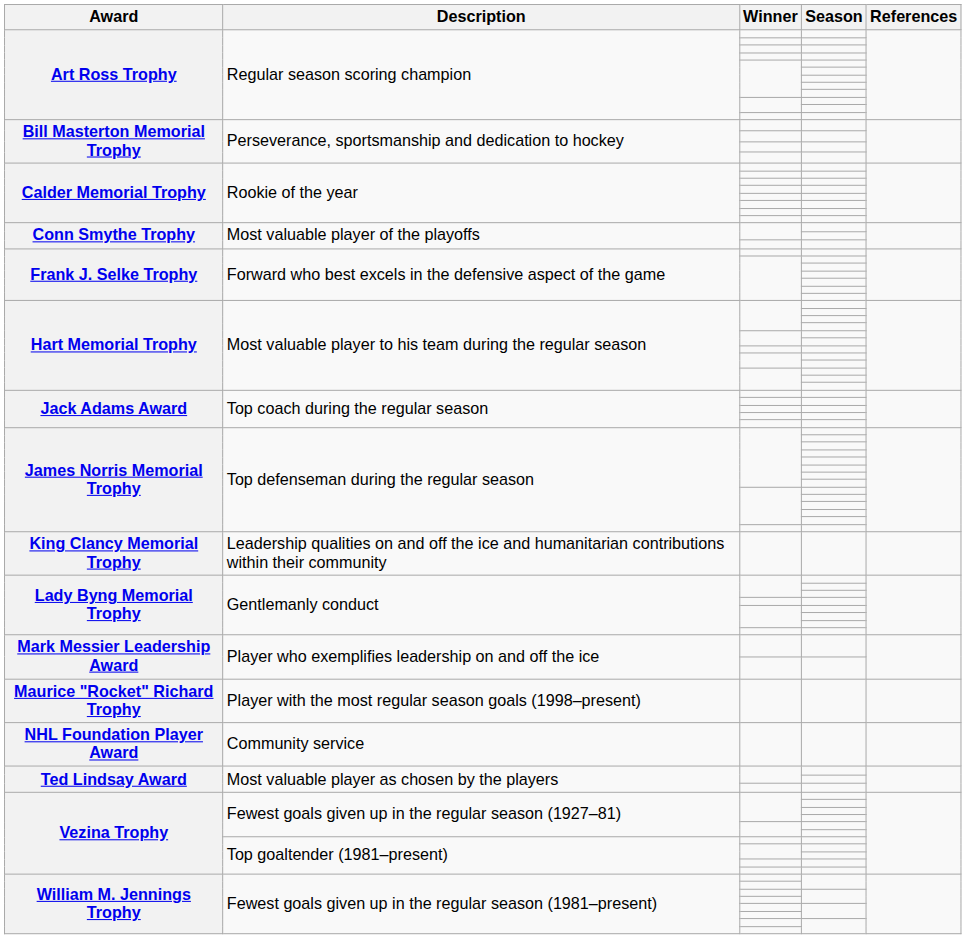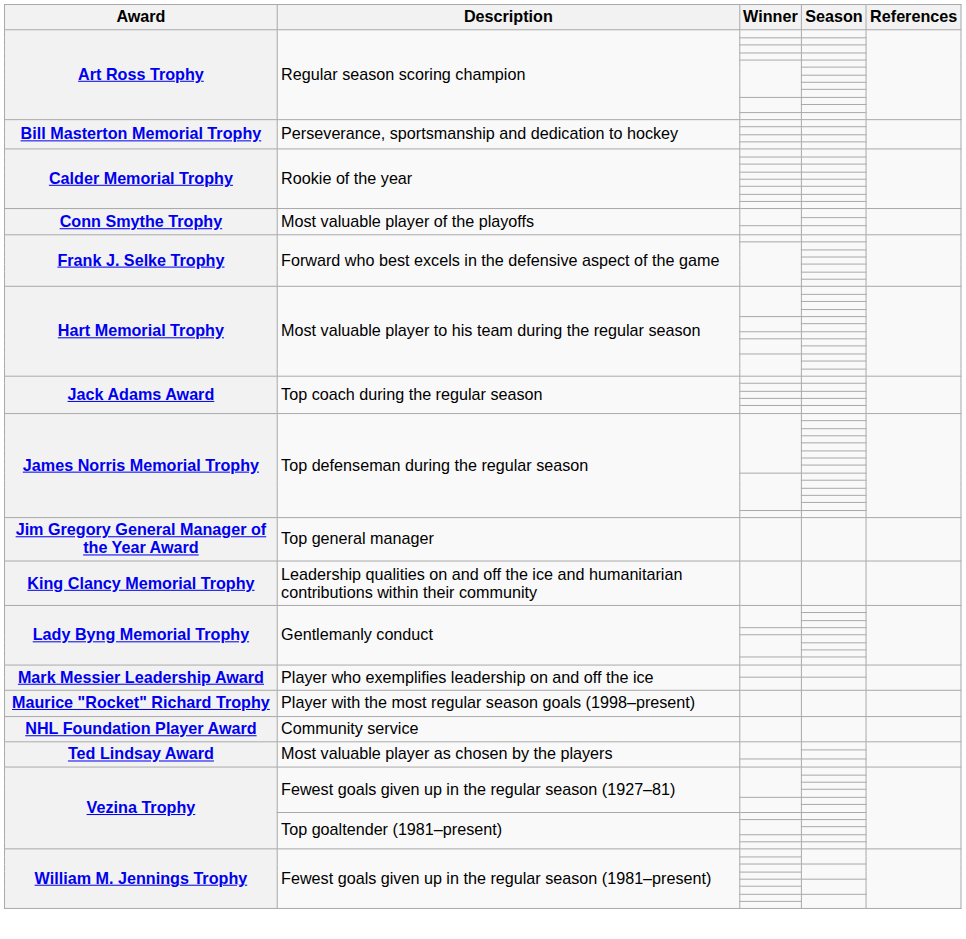+ row: (141, 539)
